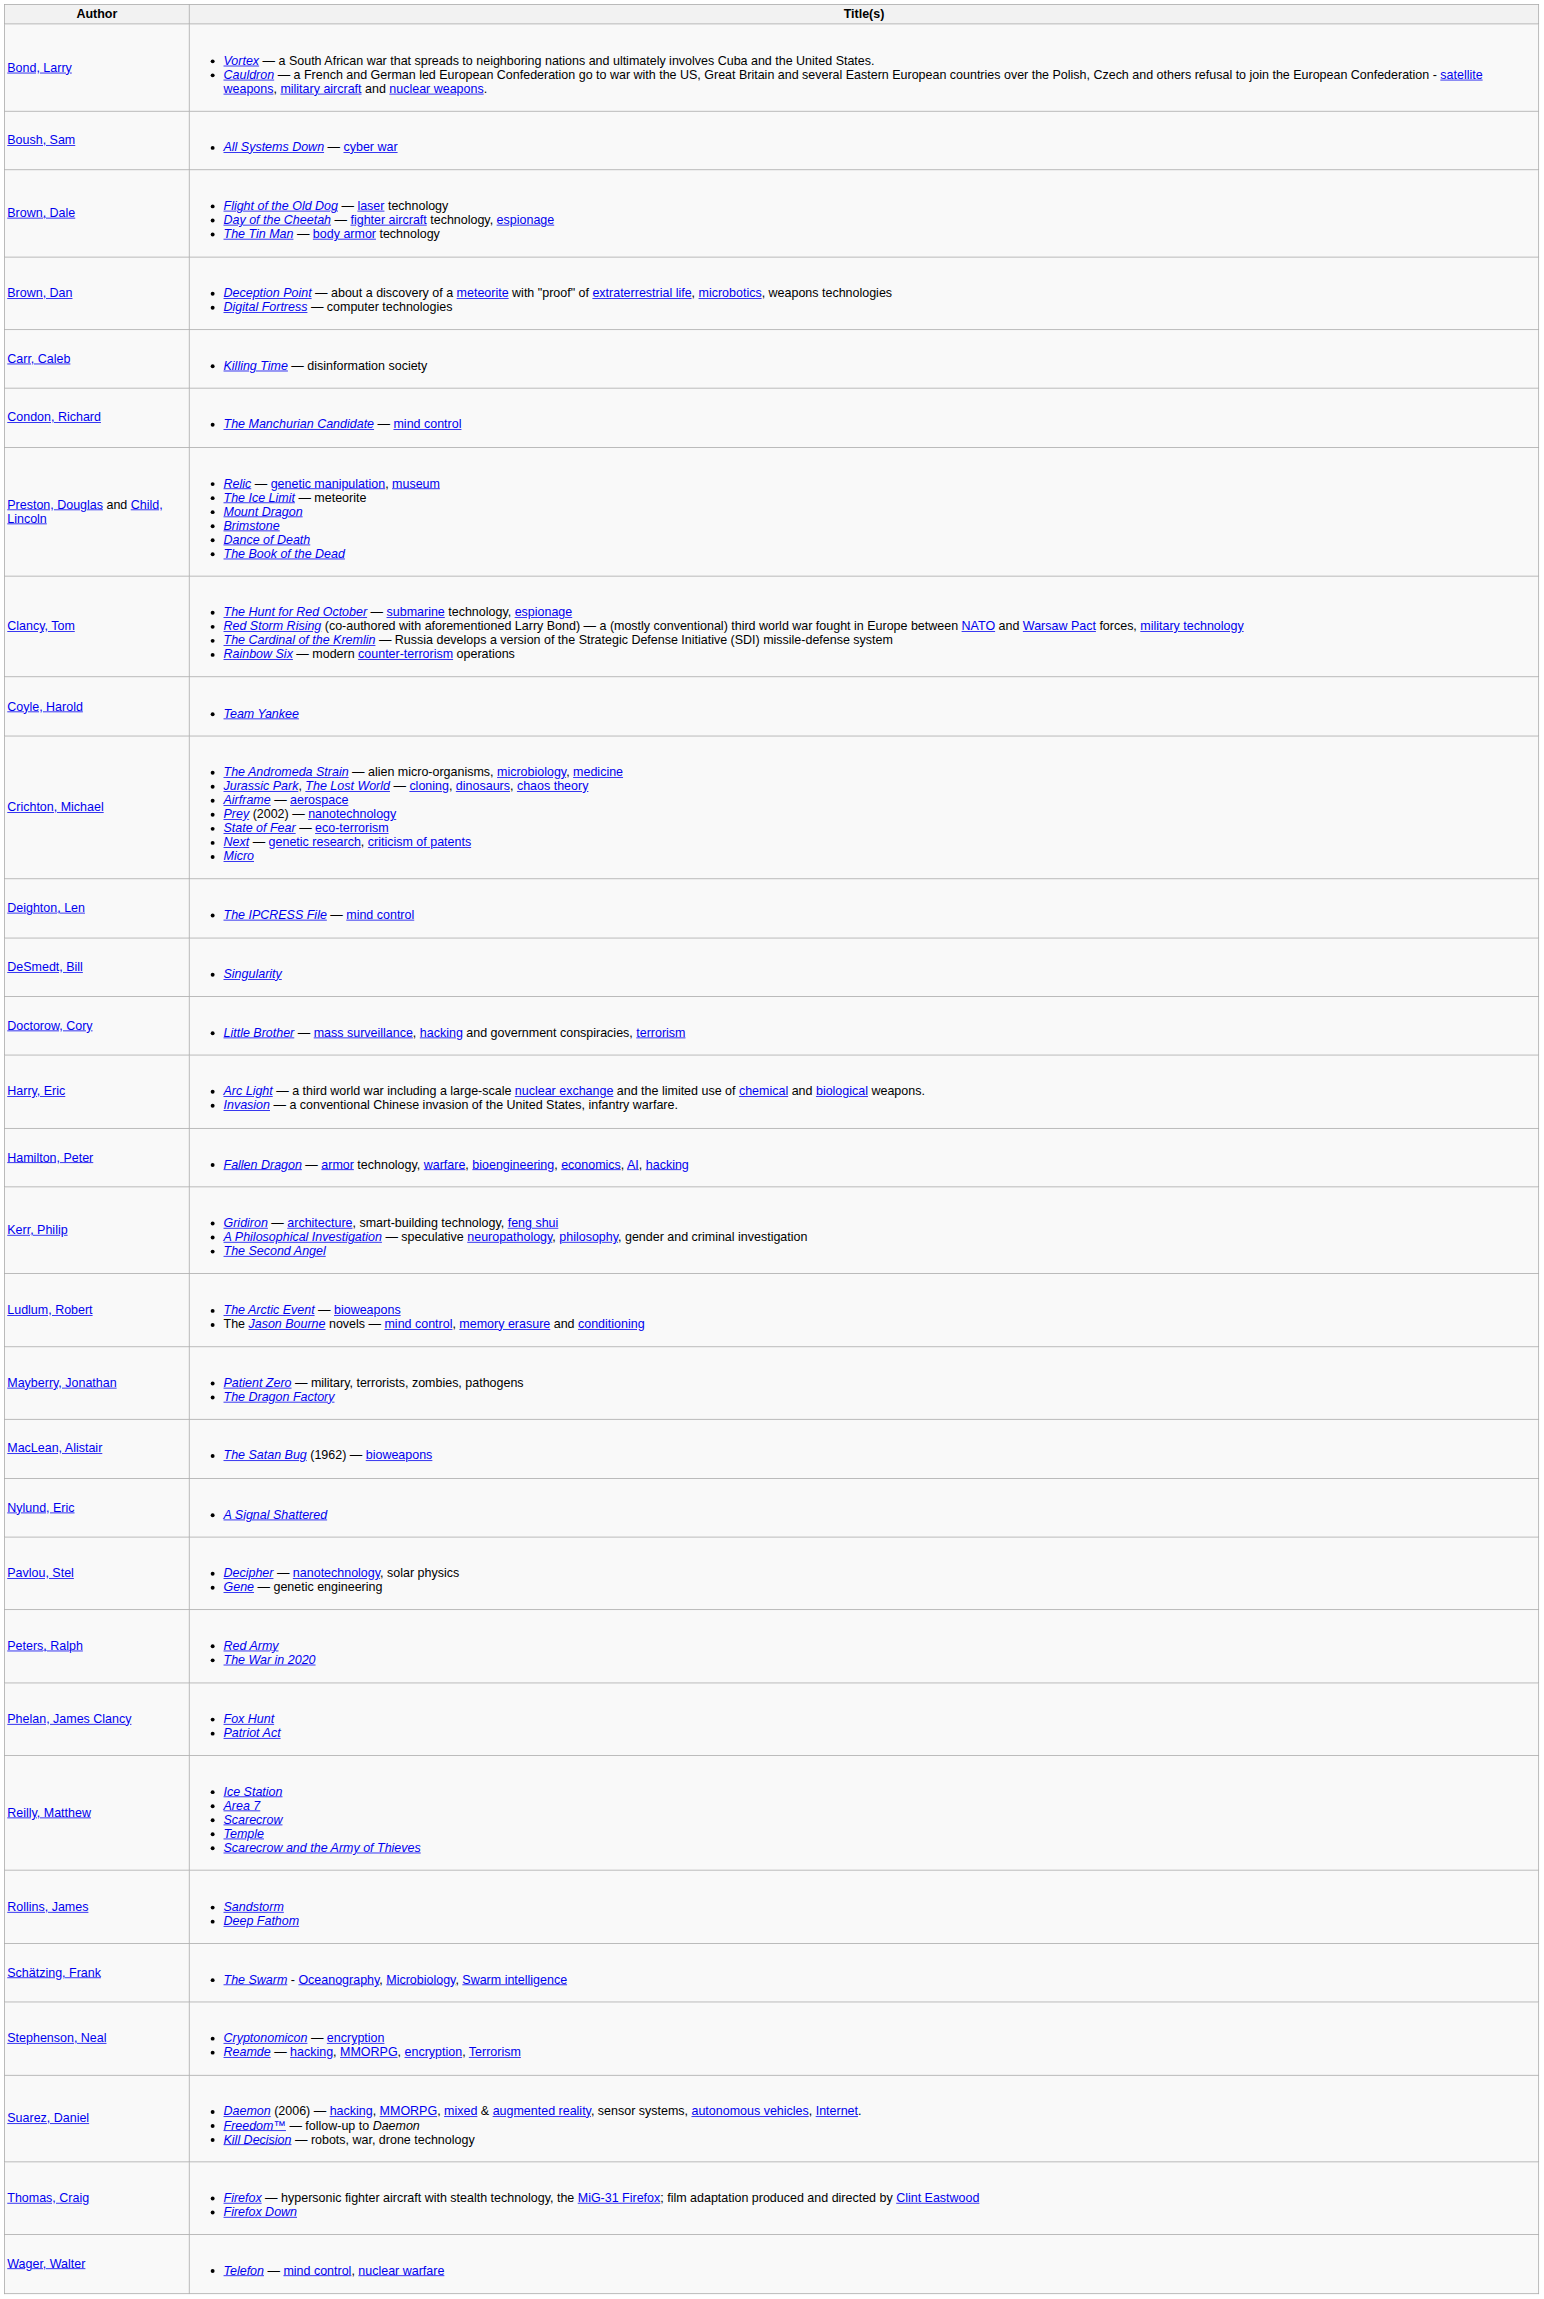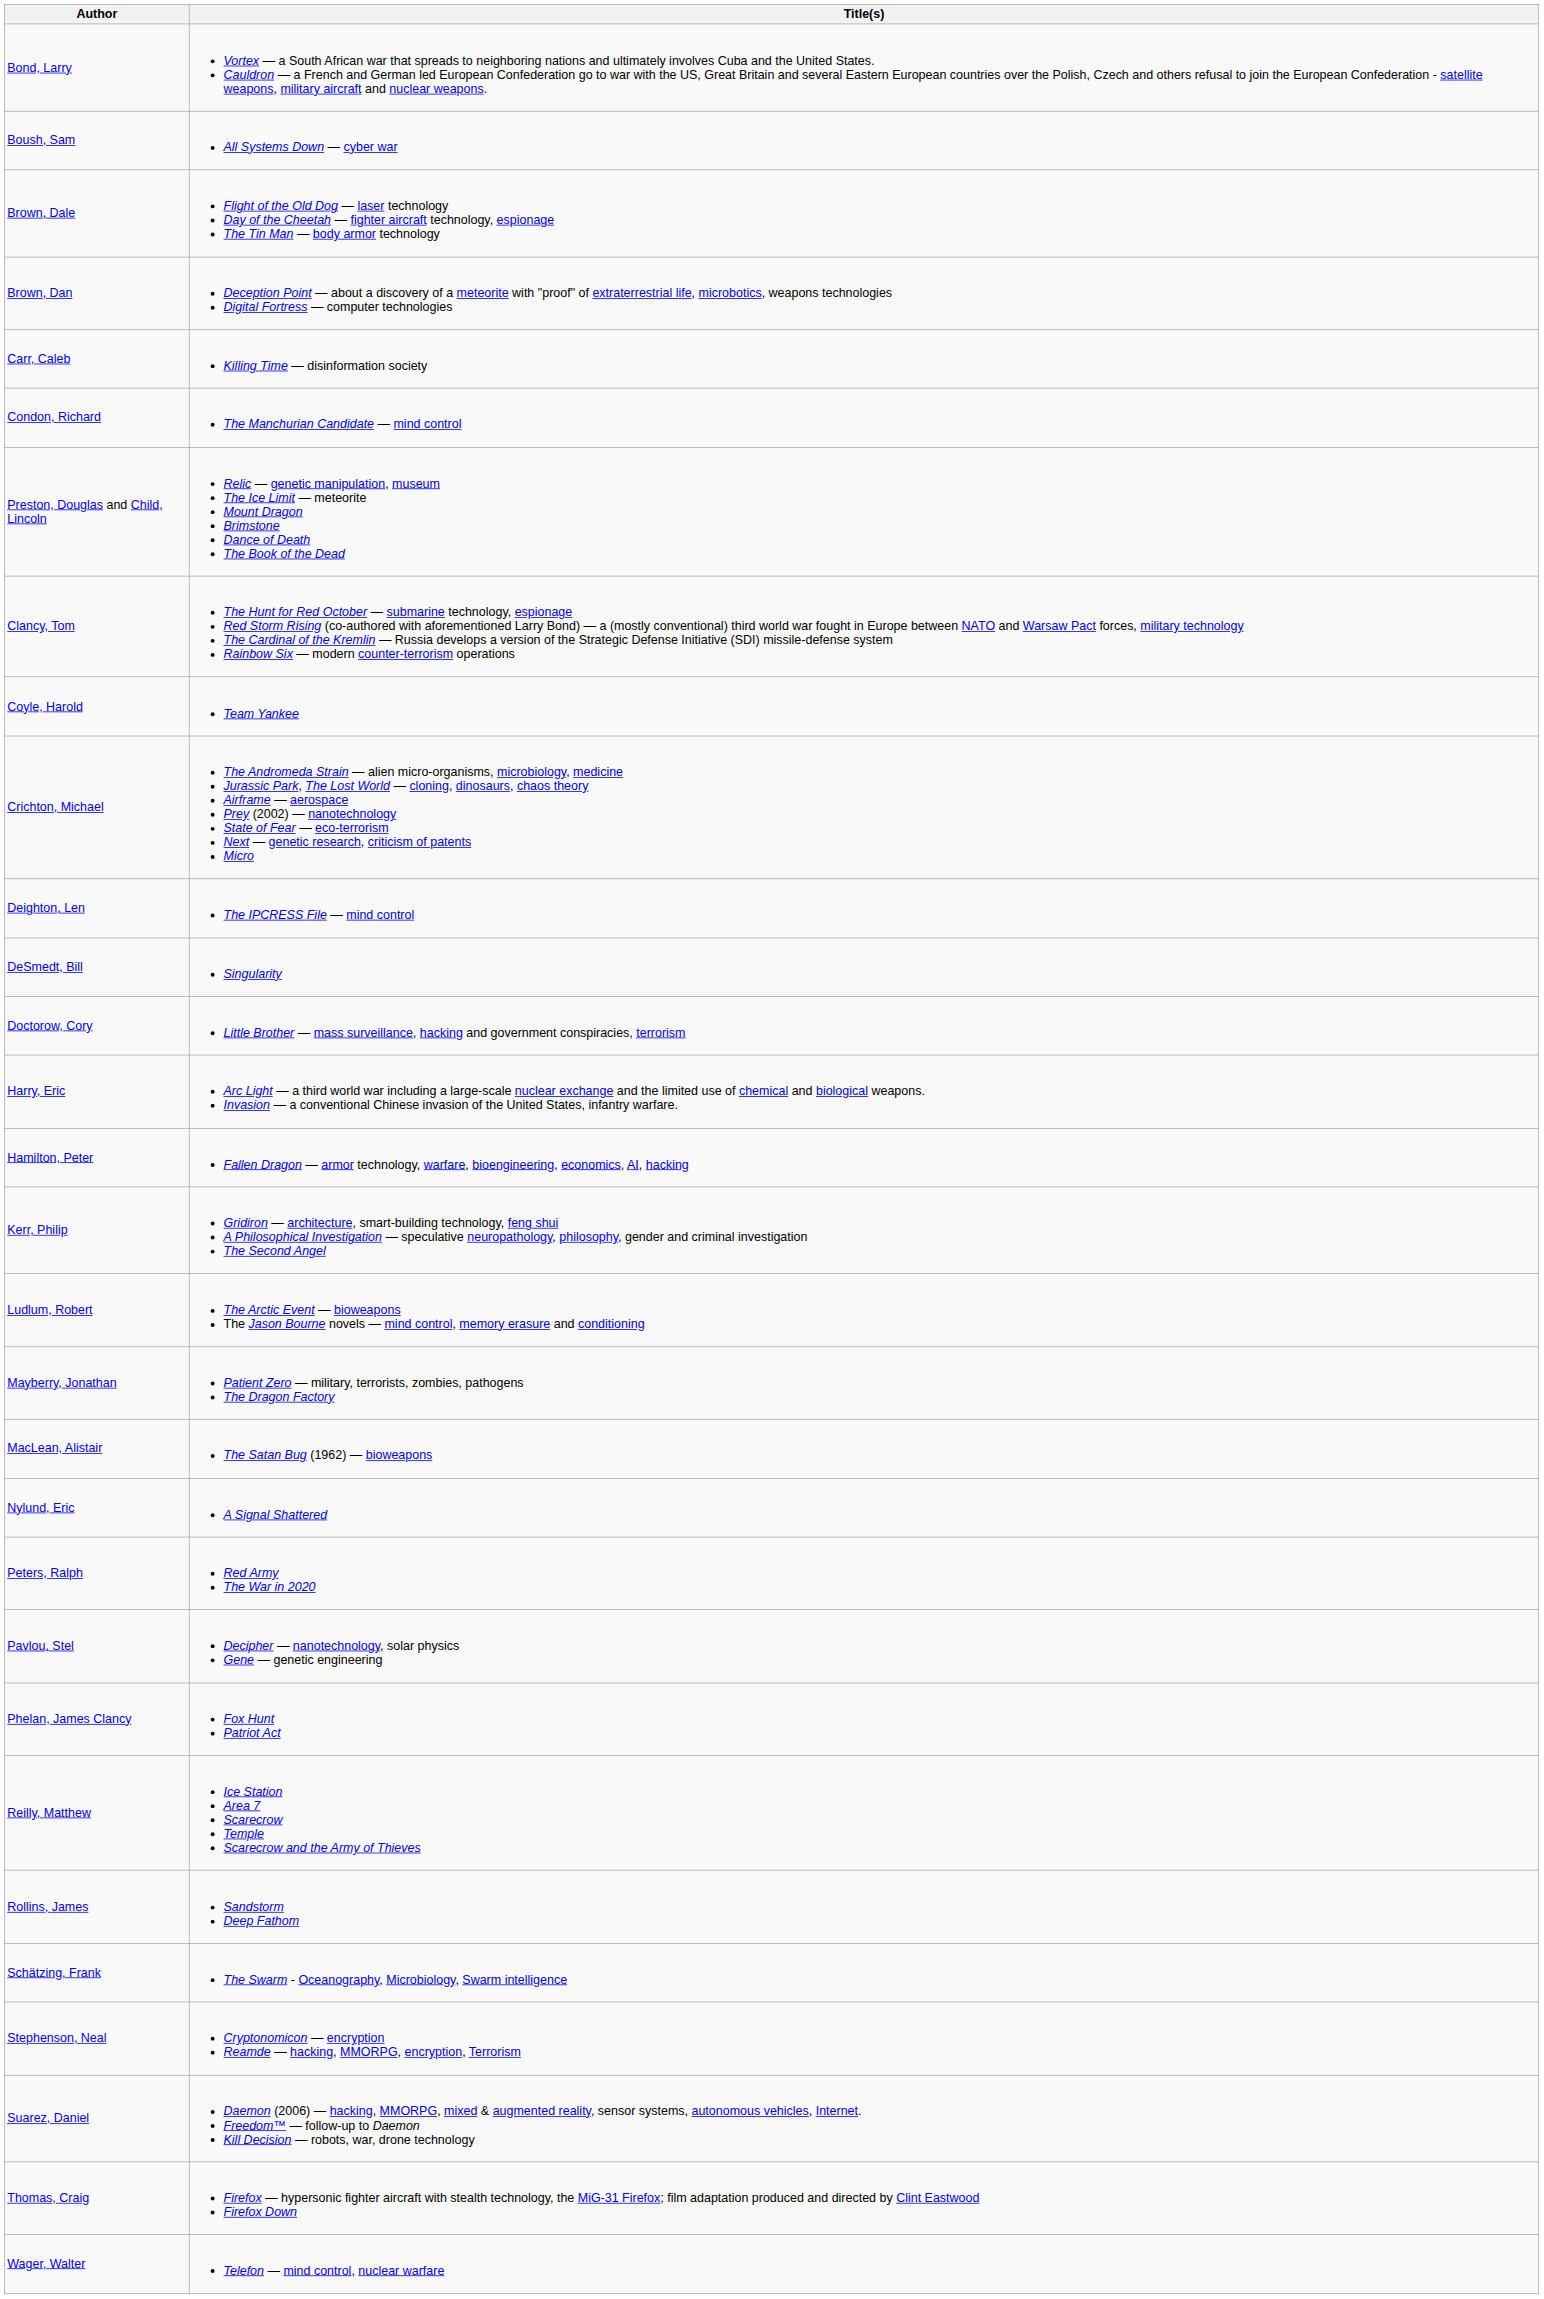rows swapped: (41, 1573) <-> (45, 1646)
